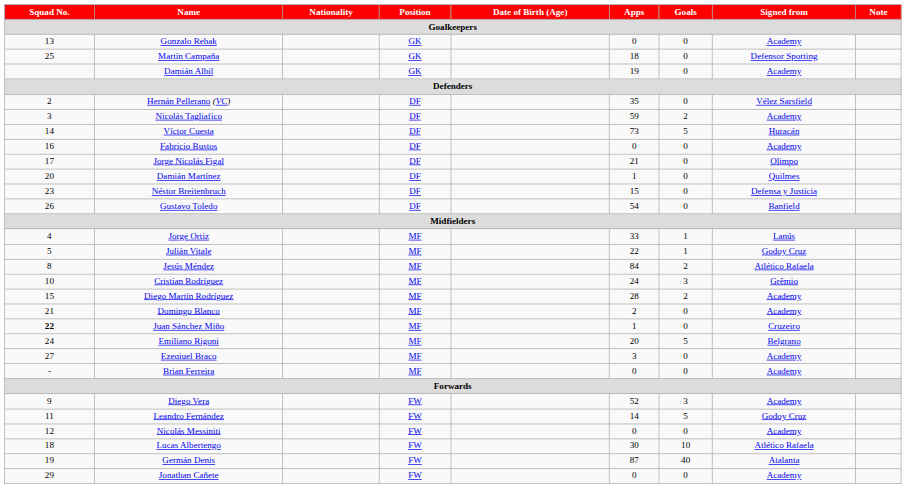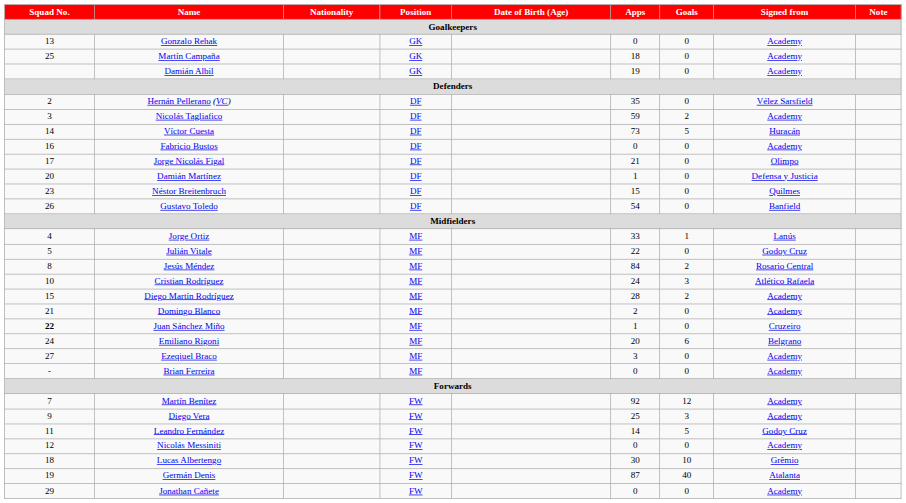(784, 56) Defensor Sporting -> (785, 56) Academy
(784, 176) Quilmes -> (785, 176) Defensa y Justicia
(784, 191) Defensa y Justicia -> (785, 191) Quilmes
(686, 251) 1 -> (687, 251) 0
(784, 266) Atlético Rafaela -> (785, 266) Rosario Central
(784, 281) Grêmio -> (785, 281) Atlético Rafaela
(686, 341) 5 -> (687, 341) 6
+ row: (189, 401)
(634, 401) 52 -> (635, 416) 25
(784, 446) Atlético Rafaela -> (785, 461) Grêmio
